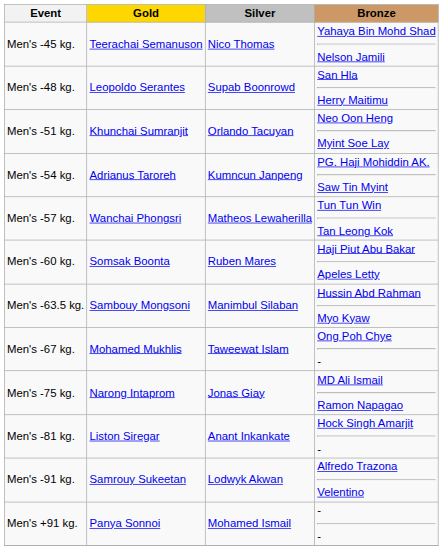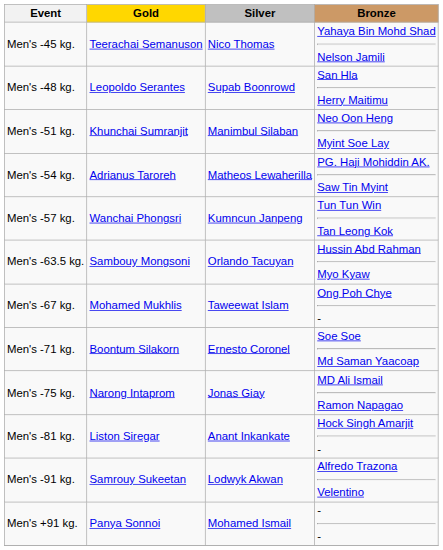(251, 131) Orlando Tacuyan -> (253, 131) Manimbul Silaban
(255, 175) Kumncun Janpeng -> (260, 175) Matheos Lewaherilla
(260, 218) Matheos Lewaherilla -> (255, 218) Kumncun Janpeng
- row: (41, 262)
(253, 305) Manimbul Silaban -> (251, 262) Orlando Tacuyan
+ row: (41, 349)
